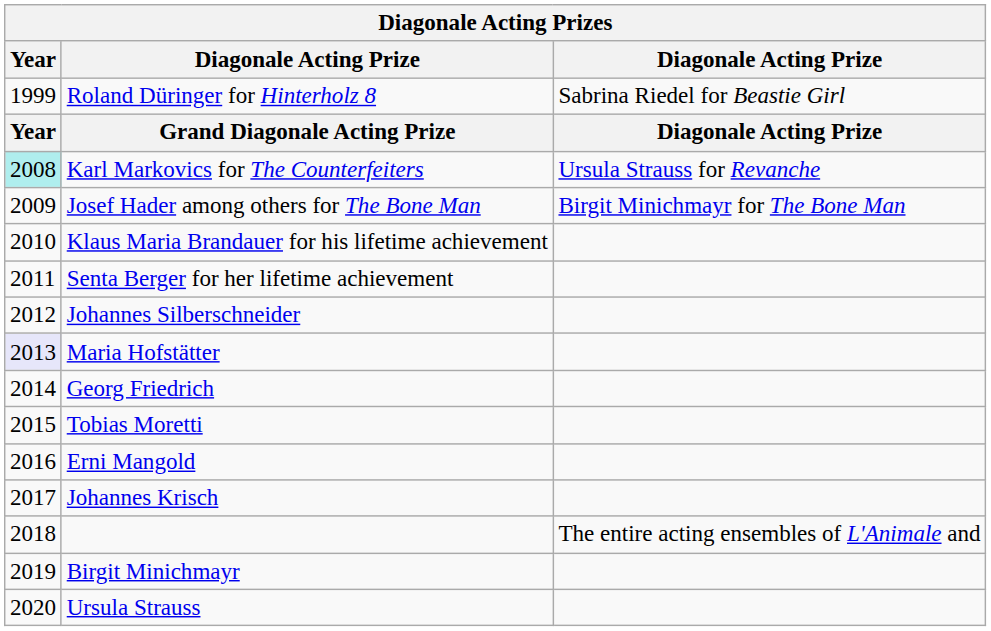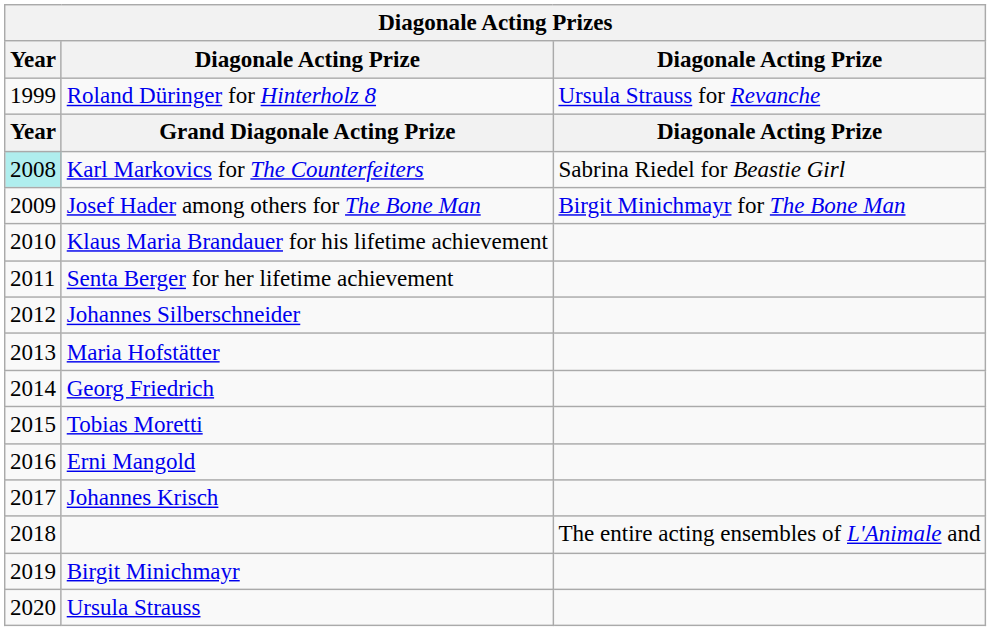(702, 95) Sabrina Riedel for Beastie Girl -> (689, 95) Ursula Strauss for Revanche
(689, 168) Ursula Strauss for Revanche -> (702, 168) Sabrina Riedel for Beastie Girl
(33, 351) lavender background -> (33, 351) no background
